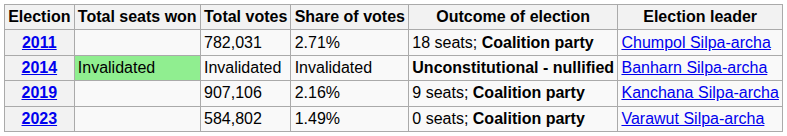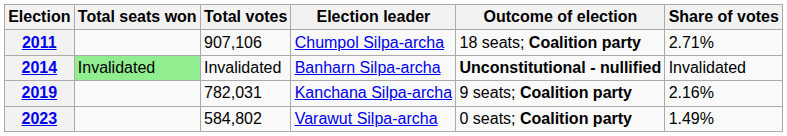columns swapped: (350, 17) <-> (700, 17)
(233, 42) 782,031 -> (233, 42) 907,106
(233, 93) 907,106 -> (233, 93) 782,031
